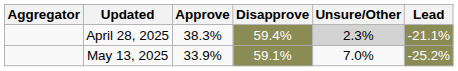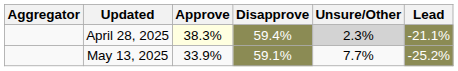(203, 35) no background -> (203, 35) lightyellow background
(358, 56) 7.0% -> (358, 56) 7.7%
